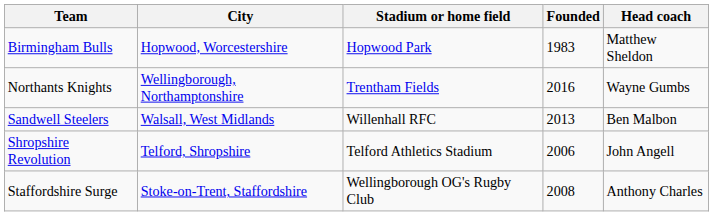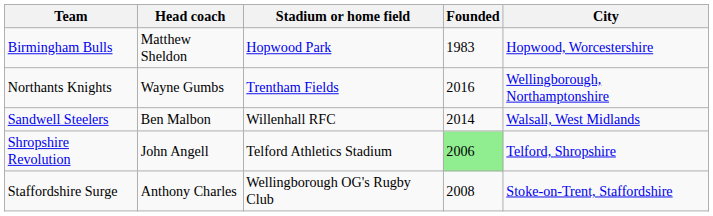columns swapped: (240, 16) <-> (656, 16)
(561, 119) 2013 -> (460, 119) 2014
(561, 151) no background -> (460, 151) lightgreen background
